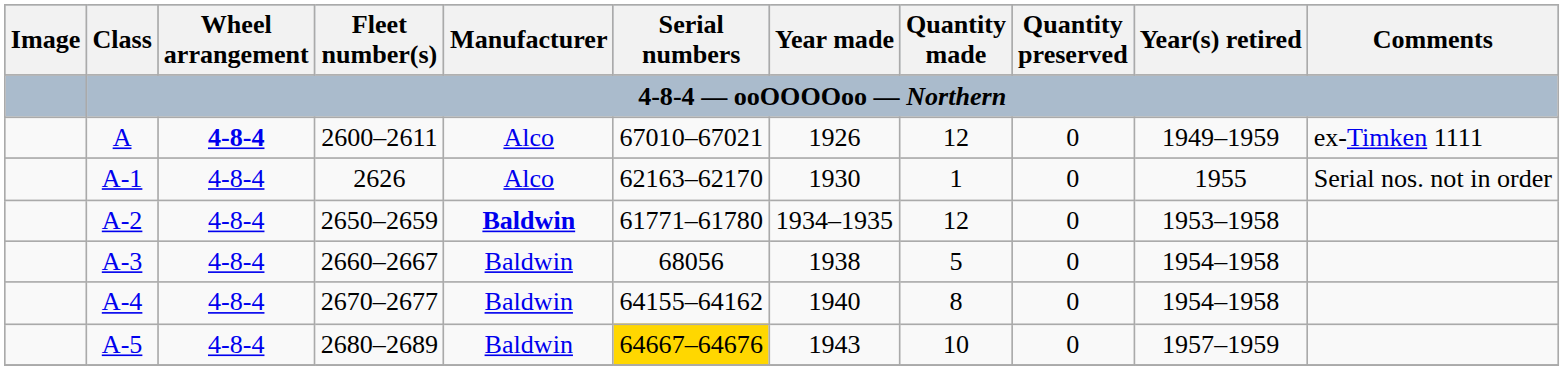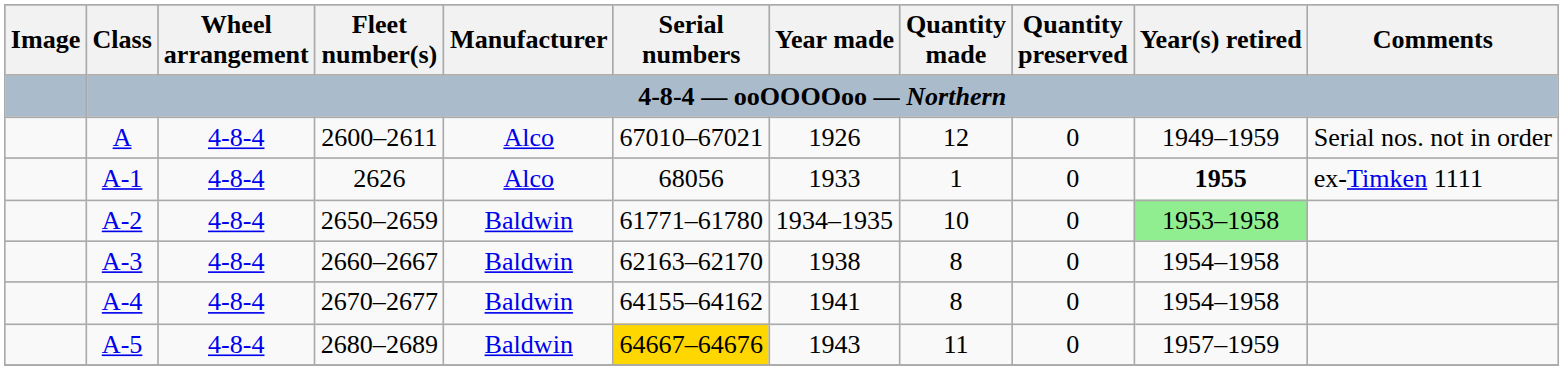(236, 137) bold -> (236, 137) normal
(1398, 137) ex-Timken 1111 -> (1433, 137) Serial nos. not in order
(691, 178) 62163–62170 -> (691, 178) 68056
(834, 178) 1930 -> (834, 178) 1933
(1221, 178) normal -> (1221, 178) bold
(1433, 178) Serial nos. not in order -> (1398, 178) ex-Timken 1111
(529, 219) bold -> (529, 219) normal
(956, 219) 12 -> (956, 219) 10
(1221, 219) no background -> (1221, 219) lightgreen background
(691, 261) 68056 -> (691, 261) 62163–62170
(956, 261) 5 -> (956, 261) 8
(834, 302) 1940 -> (834, 302) 1941
(956, 344) 10 -> (956, 344) 11
